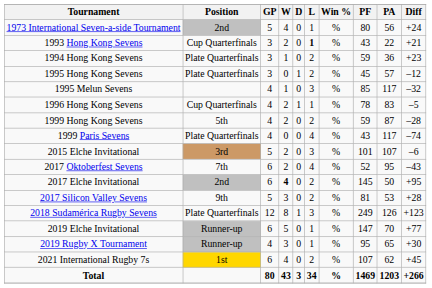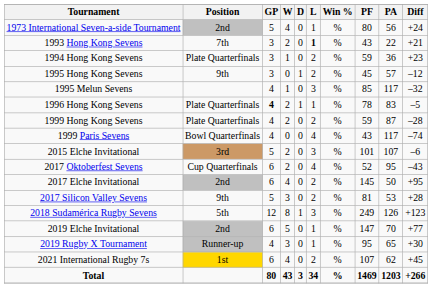(222, 43) Cup Quarterfinals -> (223, 43) 7th
(222, 74) Plate Quarterfinals -> (223, 74) 9th
(222, 105) Cup Quarterfinals -> (223, 105) Plate Quarterfinals
(270, 105) normal -> (271, 105) bold
(222, 120) 5th -> (223, 120) Plate Quarterfinals
(222, 136) Plate Quarterfinals -> (223, 136) Bowl Quarterfinals
(222, 167) 7th -> (223, 167) Cup Quarterfinals
(286, 182) bold -> (288, 182) normal
(222, 213) Plate Quarterfinals -> (223, 213) 5th
(222, 228) Runner-up -> (223, 228) 2nd
